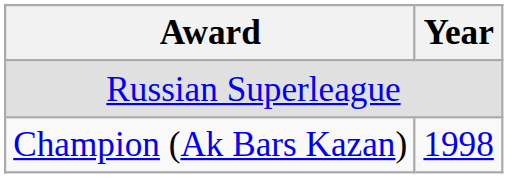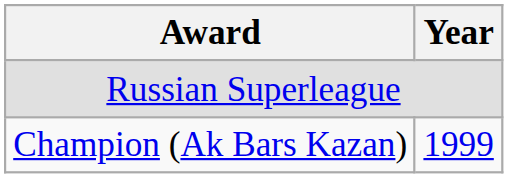(459, 144) 1998 -> (459, 144) 1999
